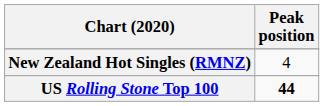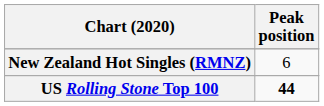(286, 62) 4 -> (286, 62) 6
